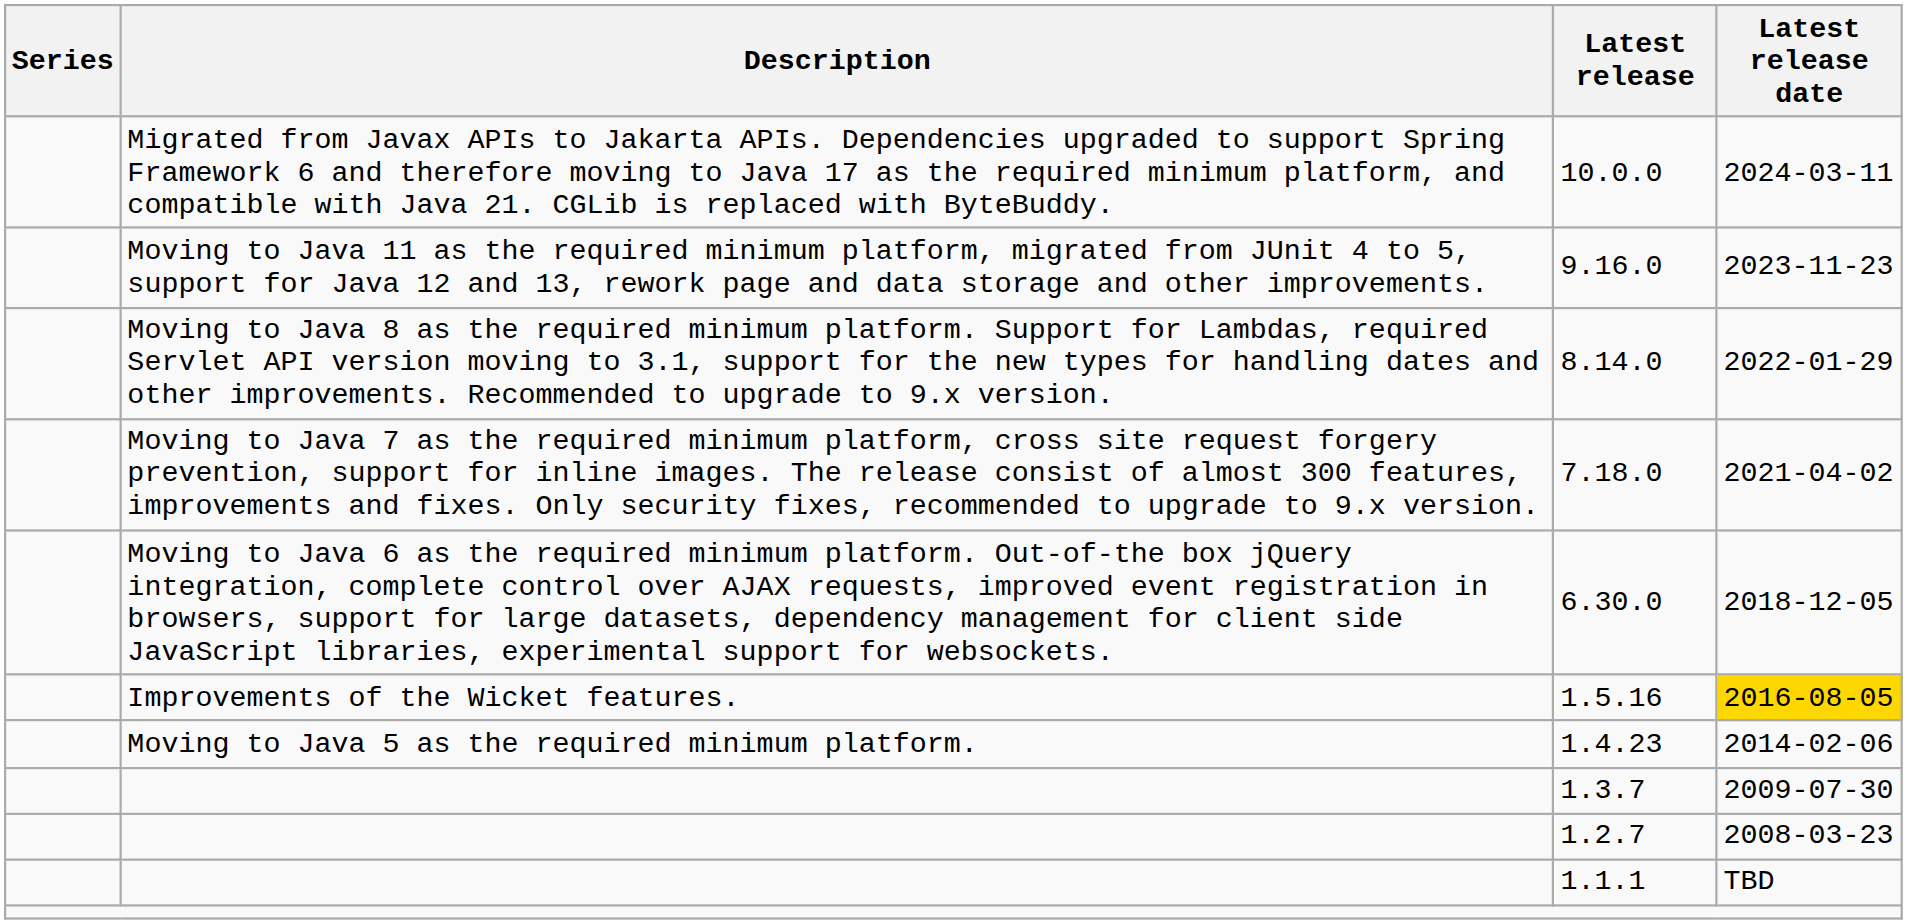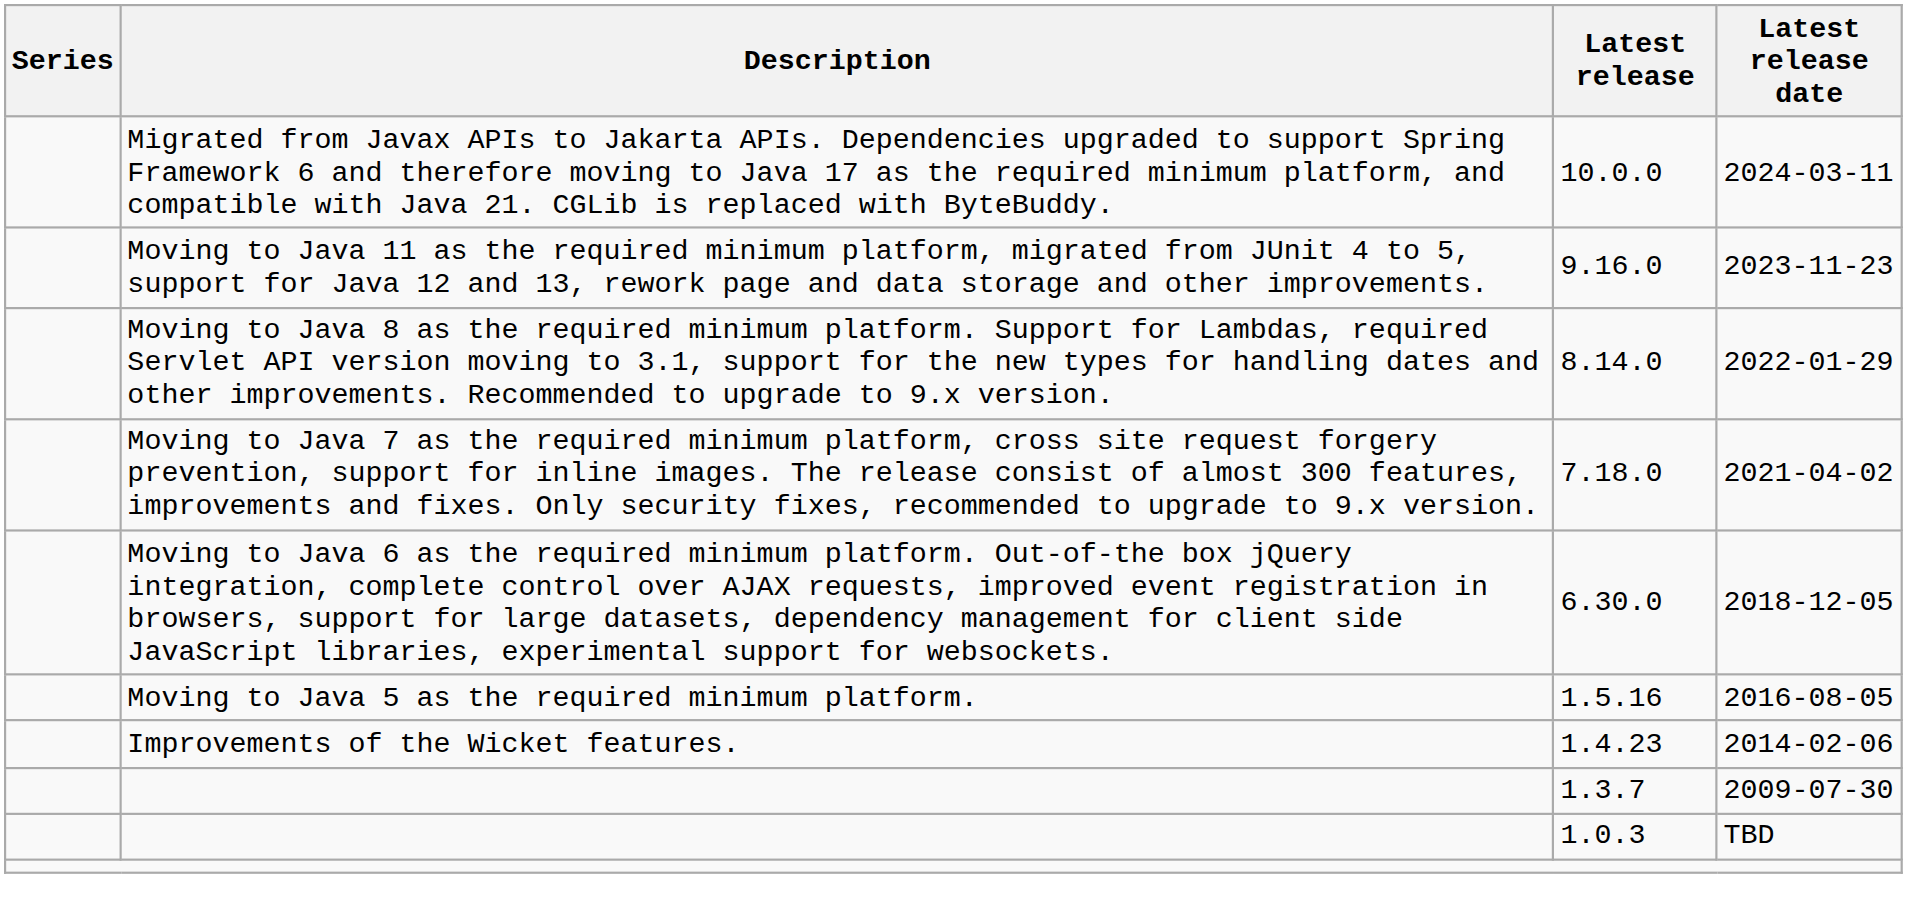(434, 698) Improvements of the Wicket features. -> (553, 698) Moving to Java 5 as the required minimum platform.
(1809, 698) gold background -> (1809, 698) no background
(553, 744) Moving to Java 5 as the required minimum platform. -> (434, 744) Improvements of the Wicket features.
- row: (1603, 836)
- row: (1603, 882)
+ row: (1603, 836)
